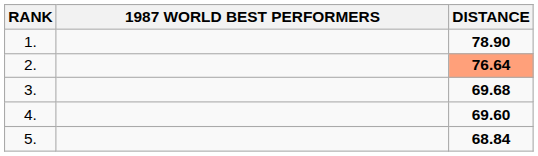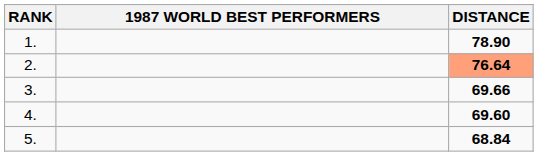(491, 90) 69.68 -> (491, 90) 69.66
